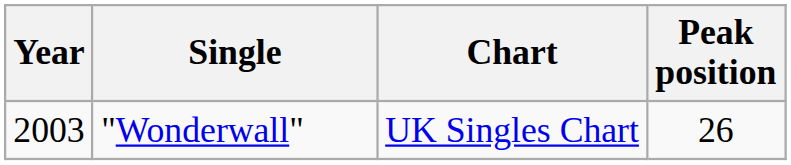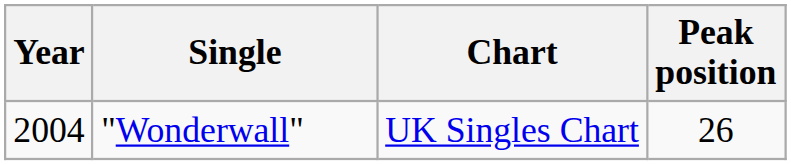(49, 129) 2003 -> (49, 129) 2004
